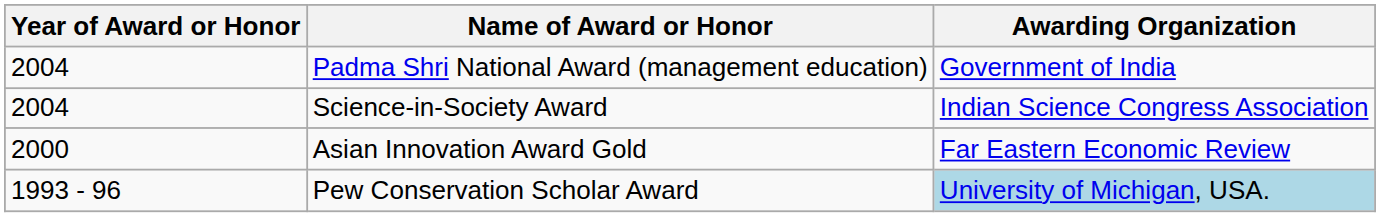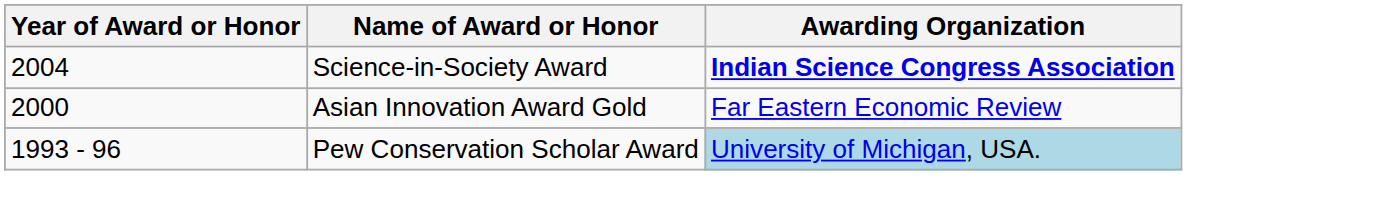- row: (620, 67)
(1154, 108) normal -> (943, 67) bold
